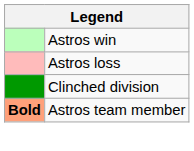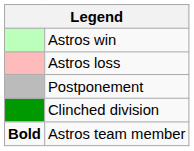+ row: (96, 87)
(24, 110) lightsalmon background -> (24, 134) no background
